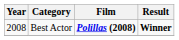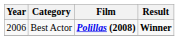(16, 27) 2008 -> (16, 27) 2006
